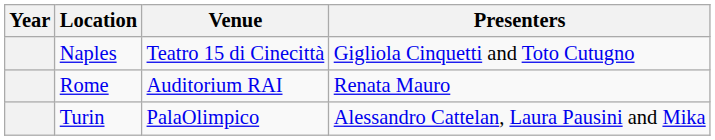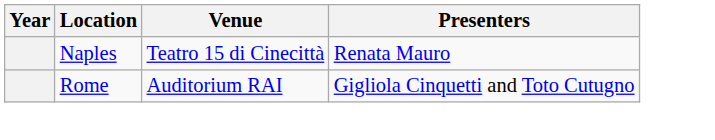(484, 53) Gigliola Cinquetti and Toto Cutugno -> (392, 53) Renata Mauro
(392, 85) Renata Mauro -> (484, 85) Gigliola Cinquetti and Toto Cutugno
- row: (82, 118)
